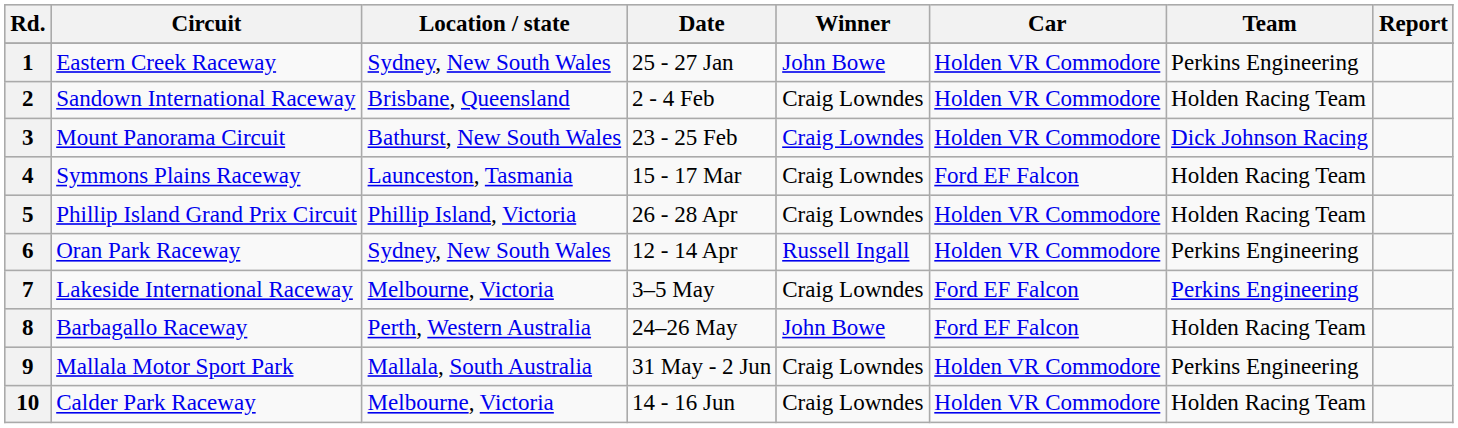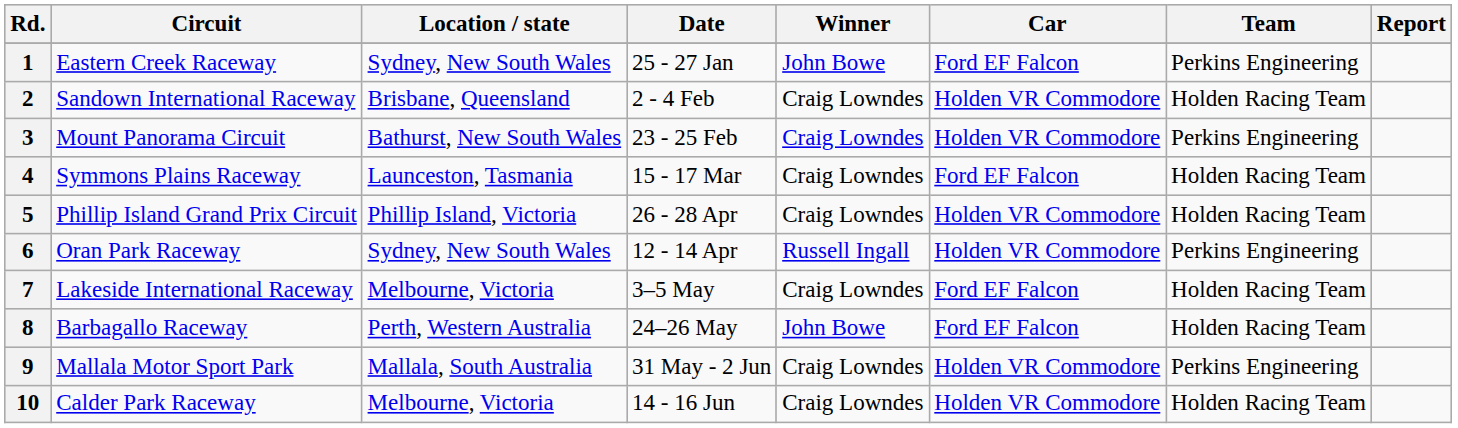(1047, 61) Holden VR Commodore -> (1007, 61) Ford EF Falcon
(1270, 137) Dick Johnson Racing -> (1265, 137) Perkins Engineering
(1265, 289) Perkins Engineering -> (1269, 289) Holden Racing Team
